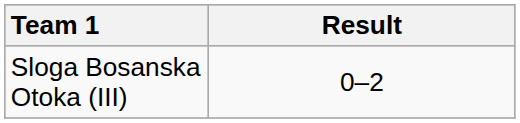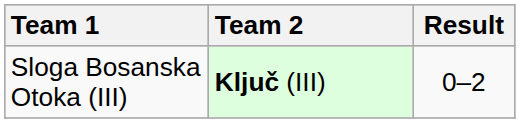+ column: (259, 25)
